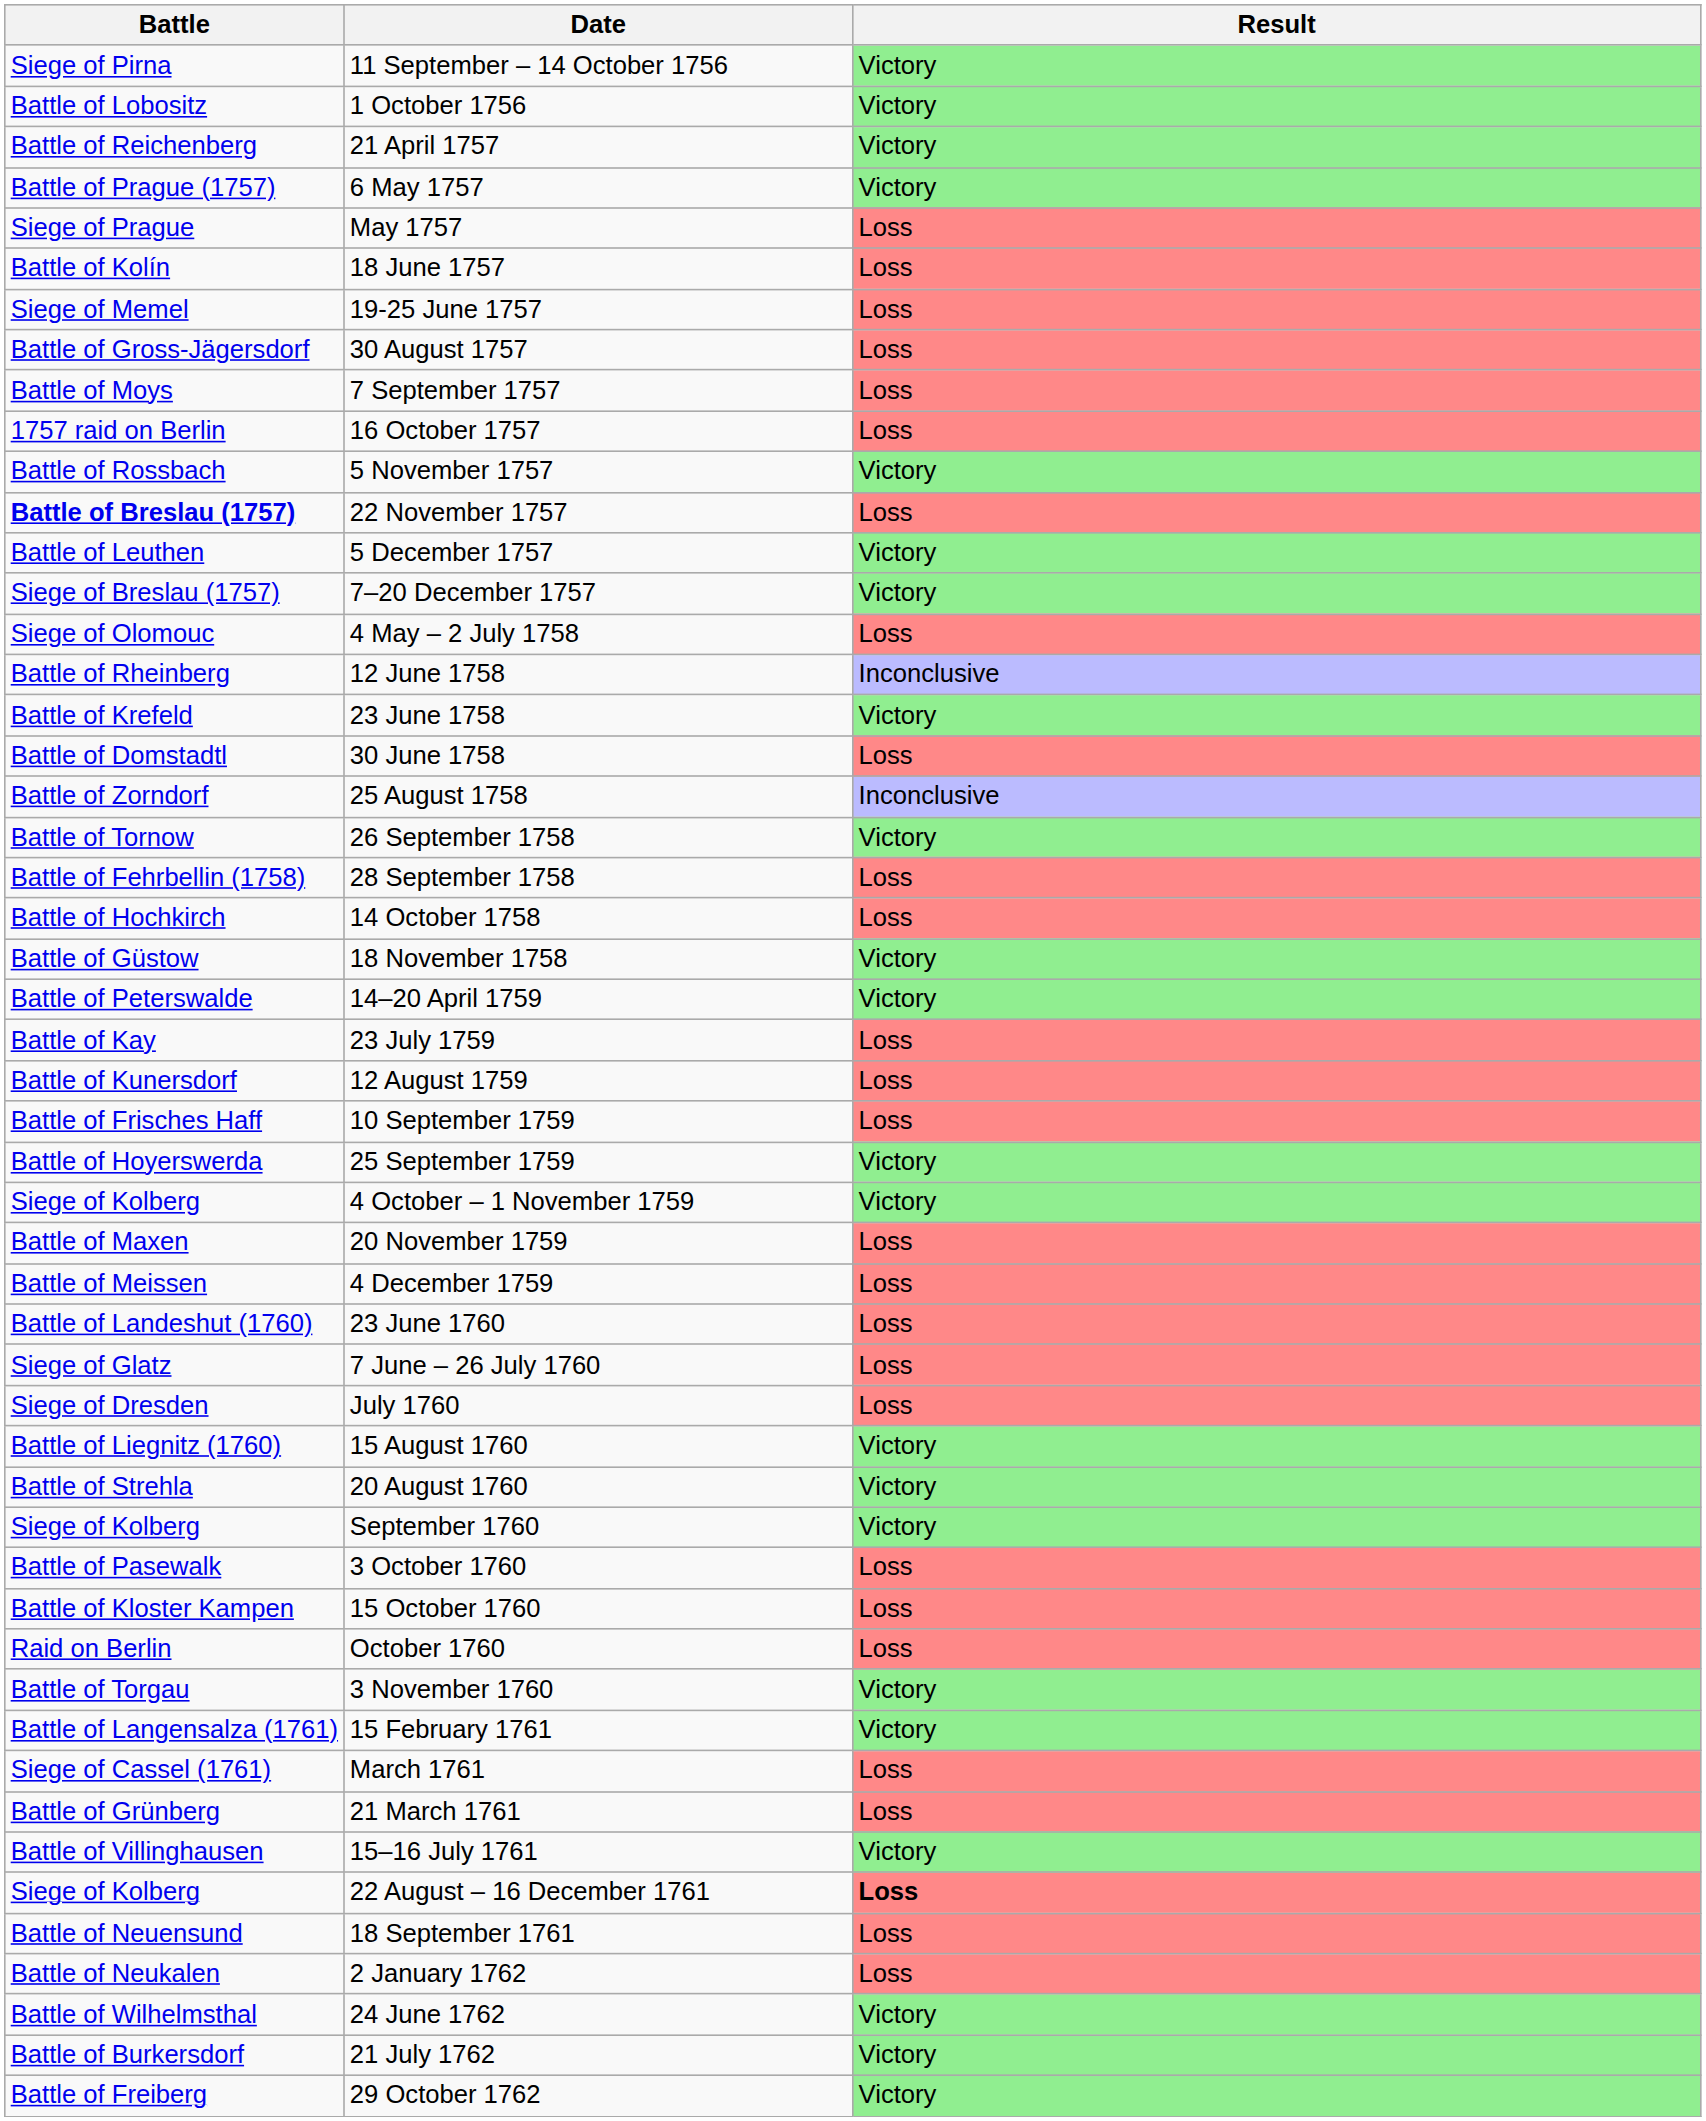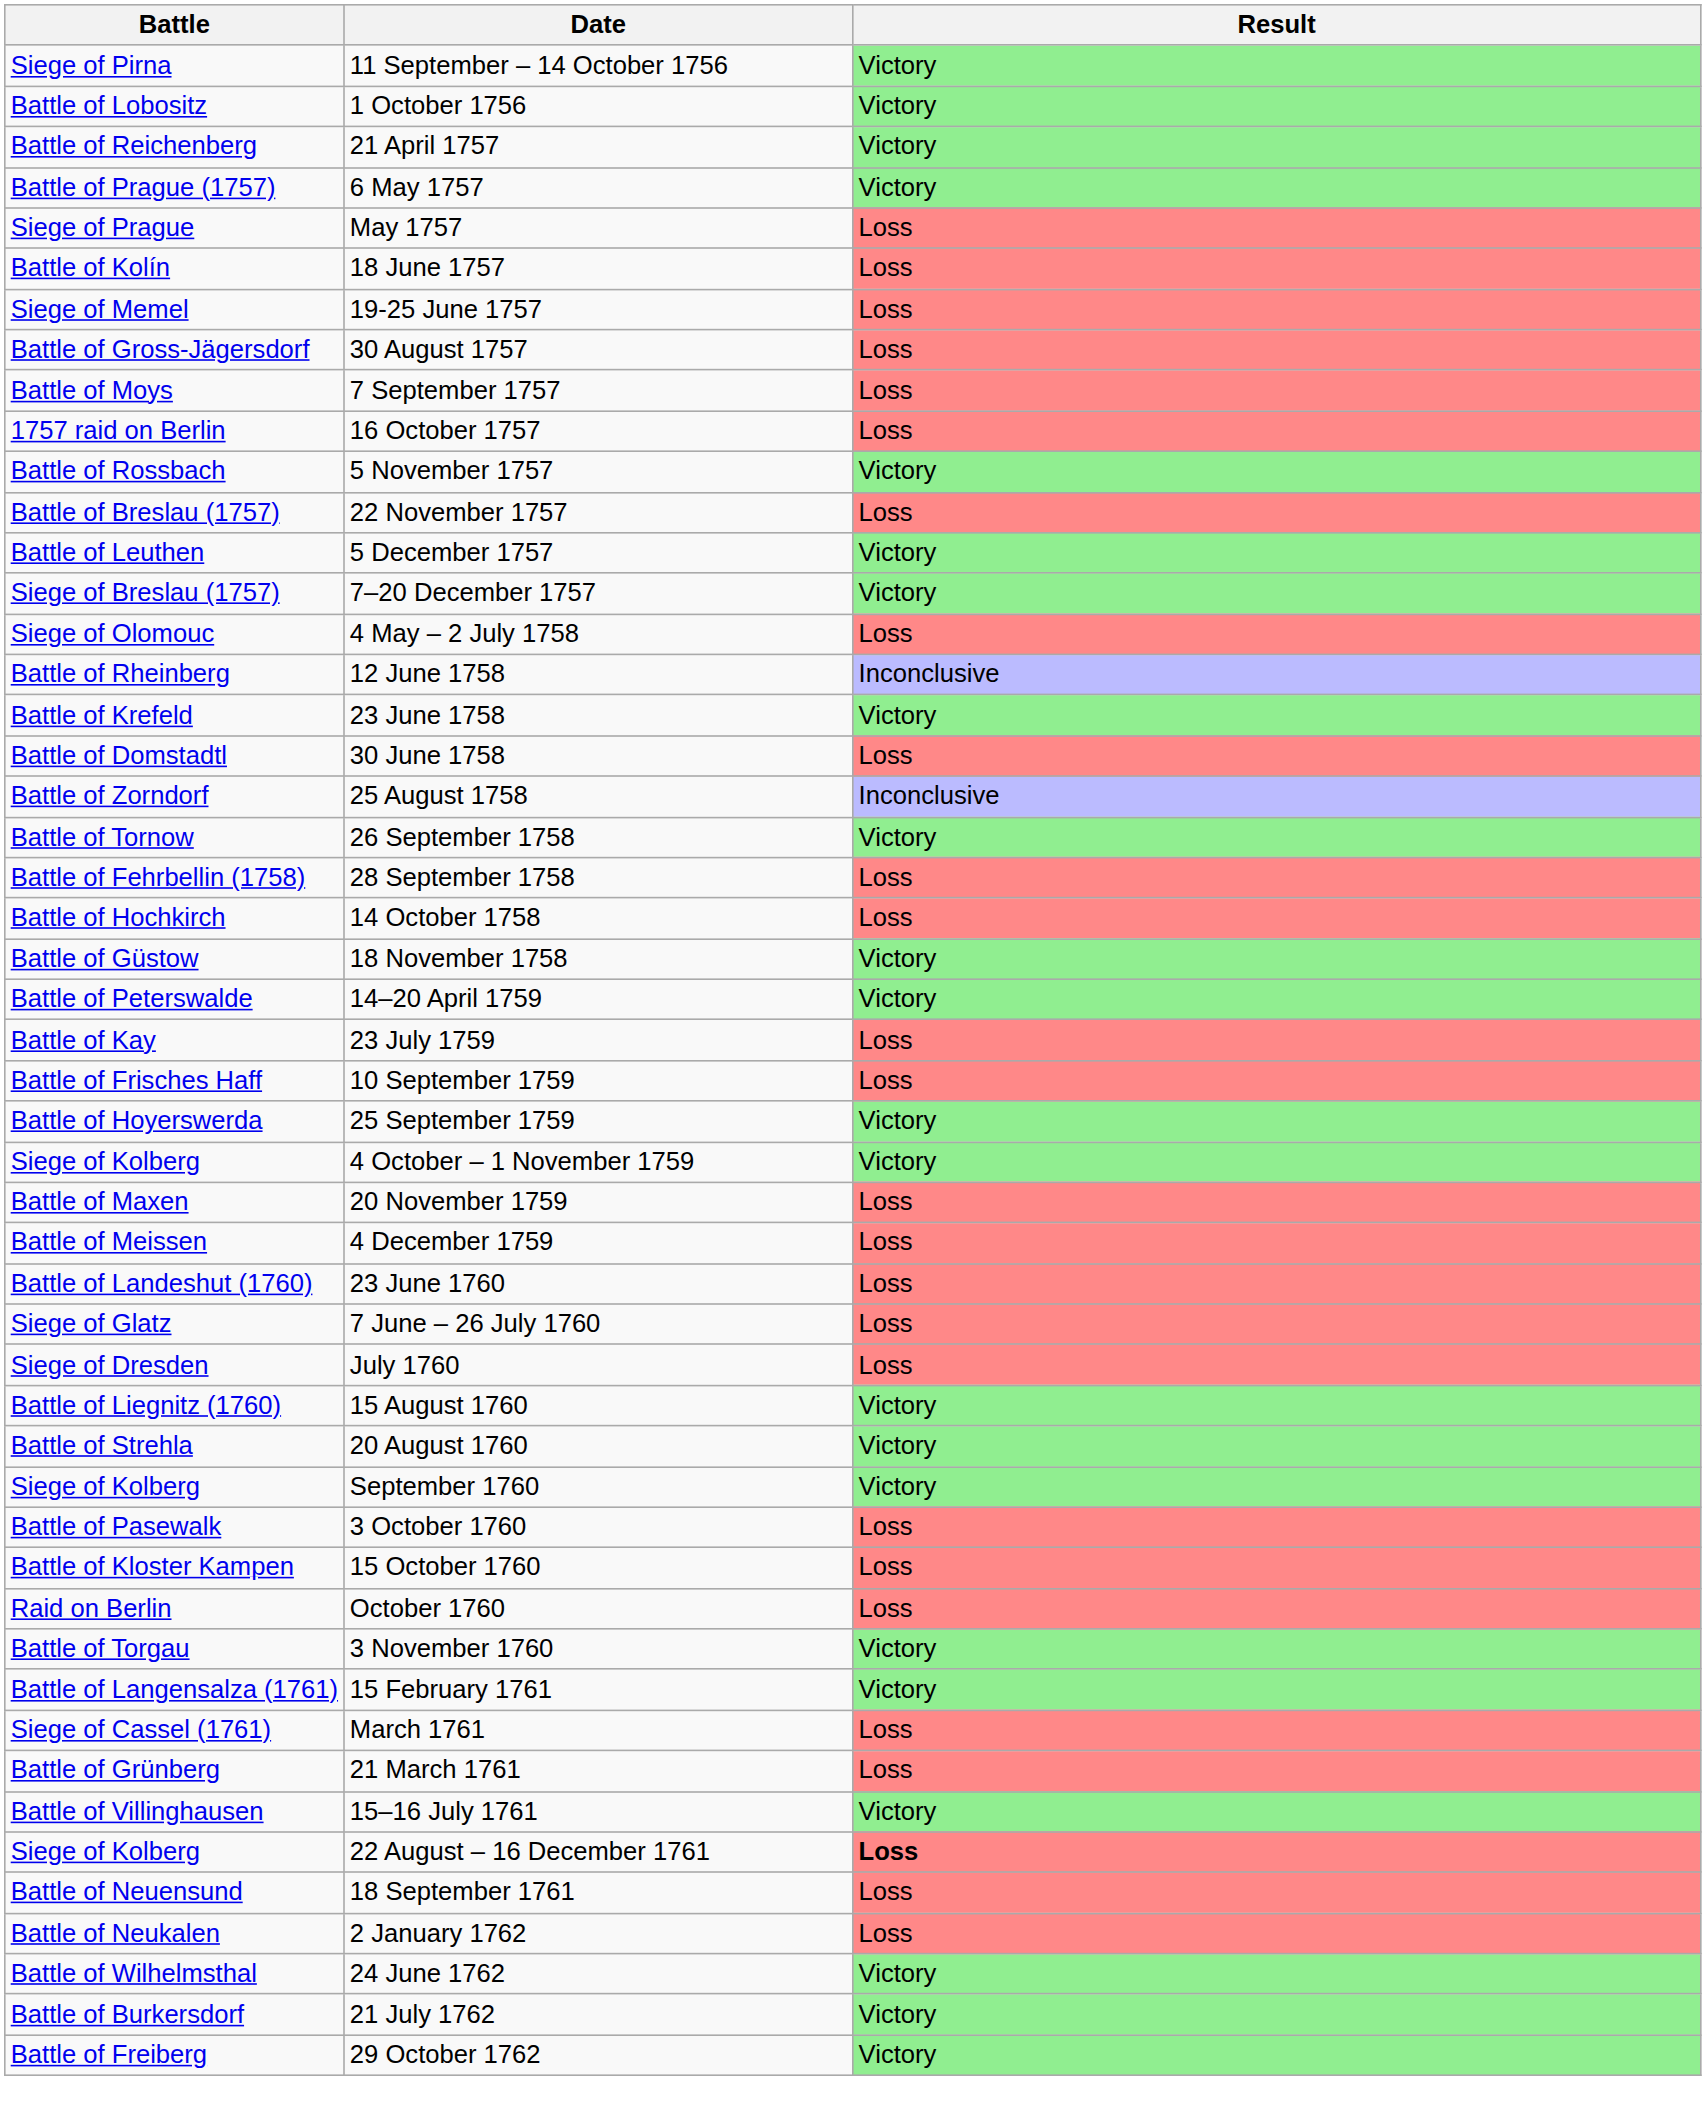(153, 512) bold -> (145, 512) normal
- row: (439, 1080)
